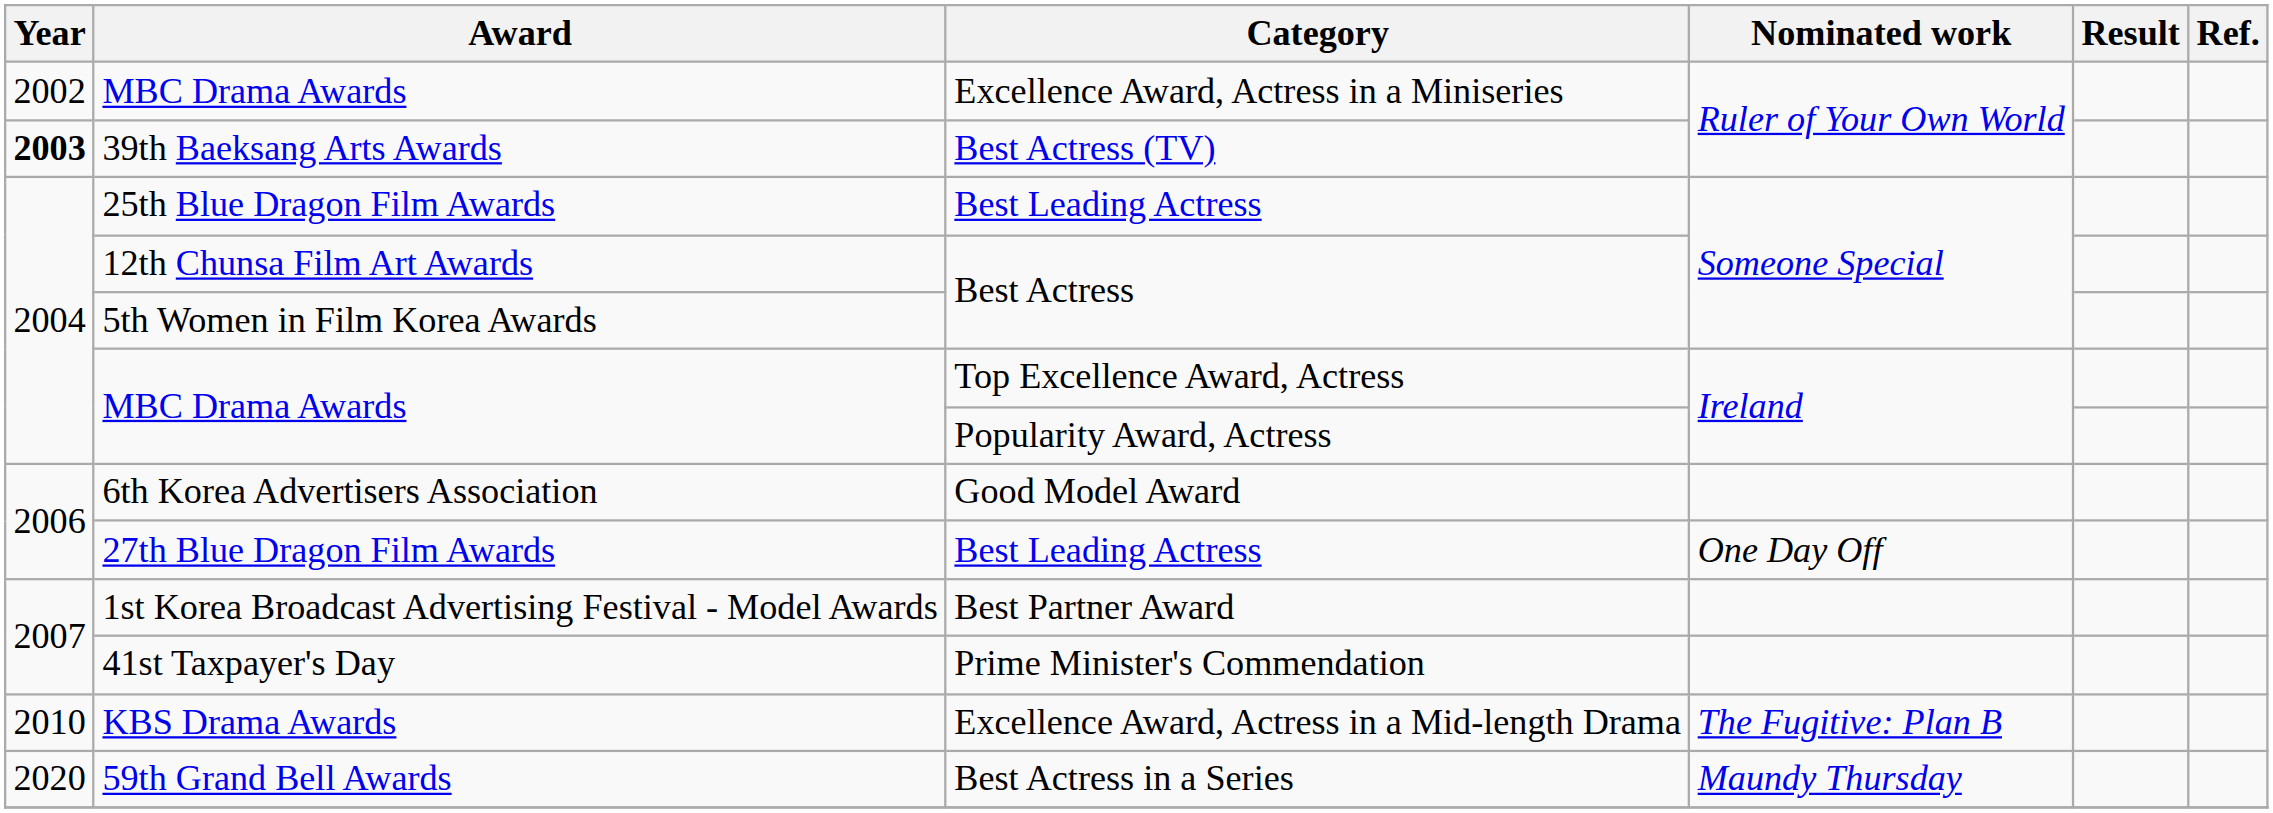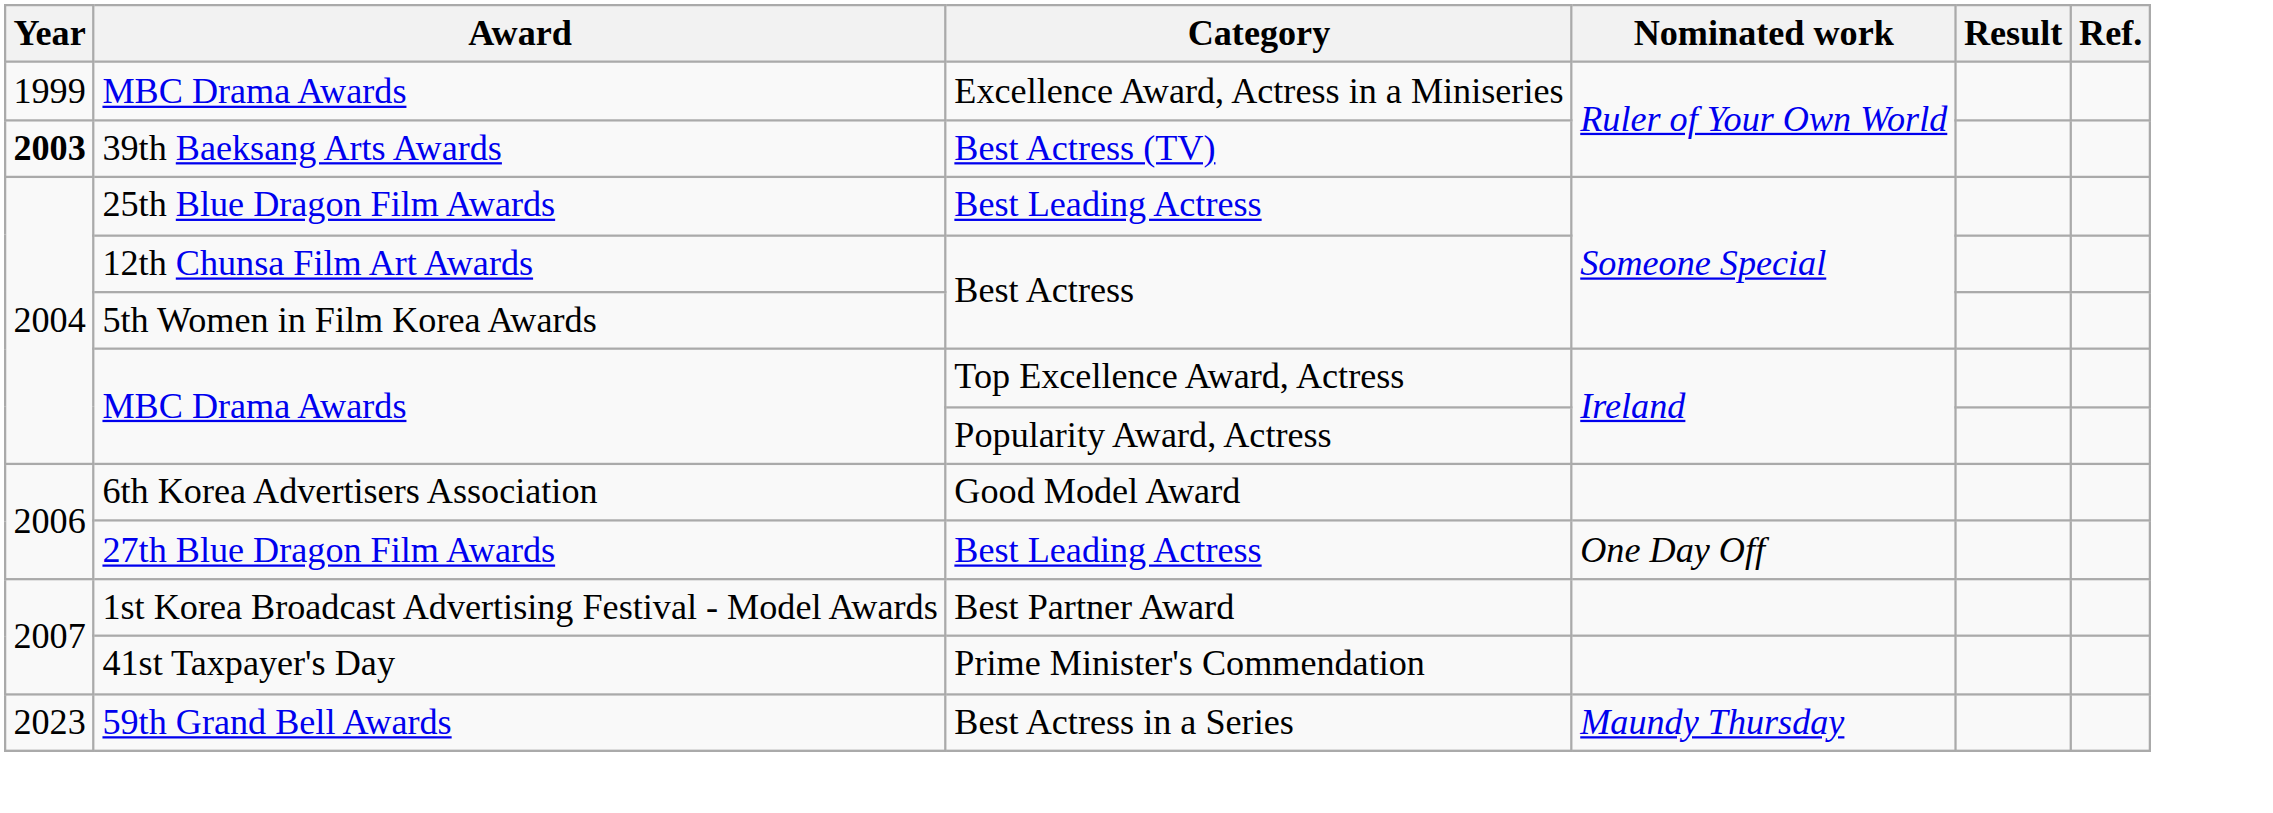(50, 90) 2002 -> (50, 90) 1999
- row: (249, 721)
(50, 778) 2020 -> (50, 721) 2023
